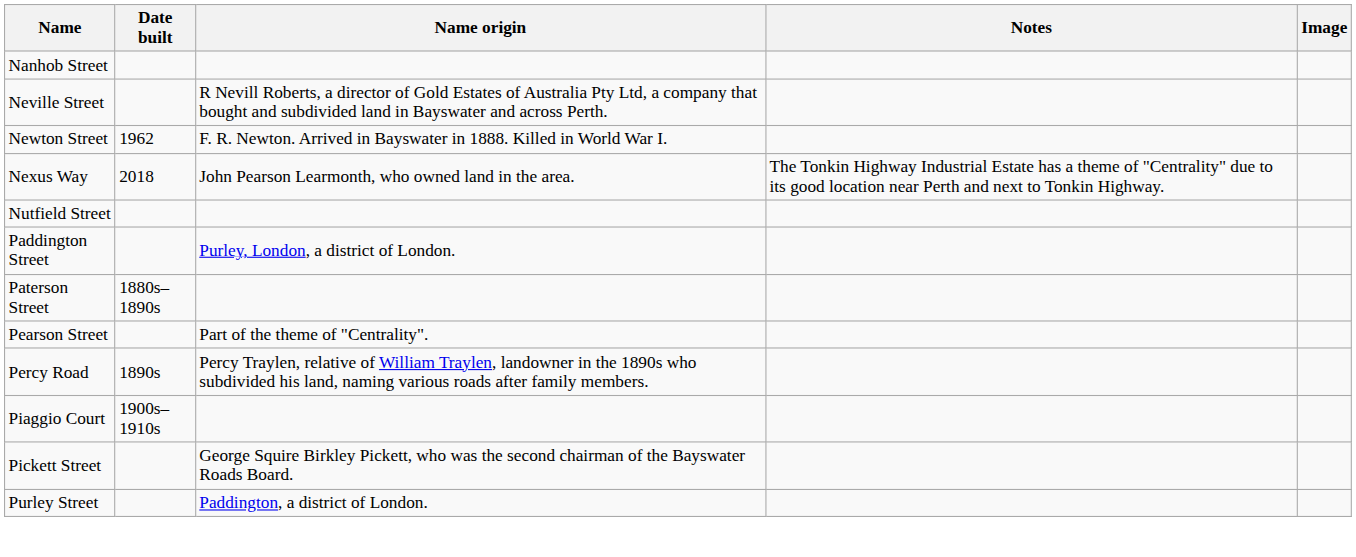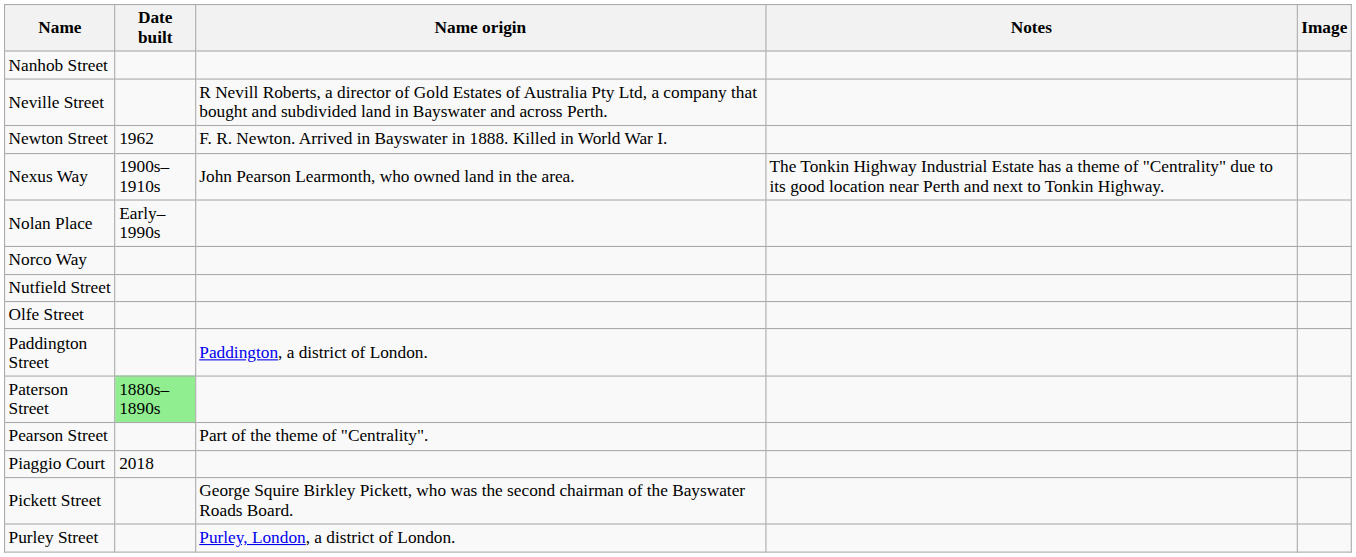(136, 176) 2018 -> (144, 176) 1900s–1910s
+ row: (51, 223)
+ row: (48, 260)
+ row: (46, 315)
(327, 250) Purley, London, a district of London. -> (314, 352) Paddington, a district of London.
(144, 297) no background -> (144, 399) lightgreen background
- row: (49, 371)
(144, 418) 1900s–1910s -> (136, 463) 2018
(314, 502) Paddington, a district of London. -> (327, 537) Purley, London, a district of London.
